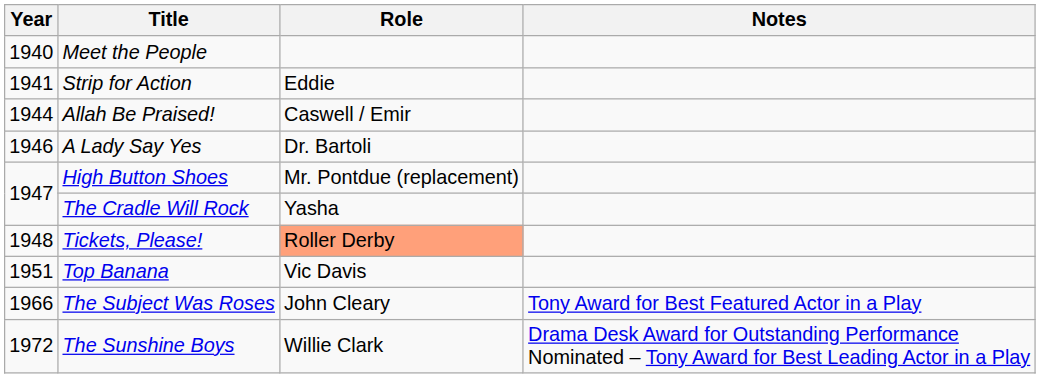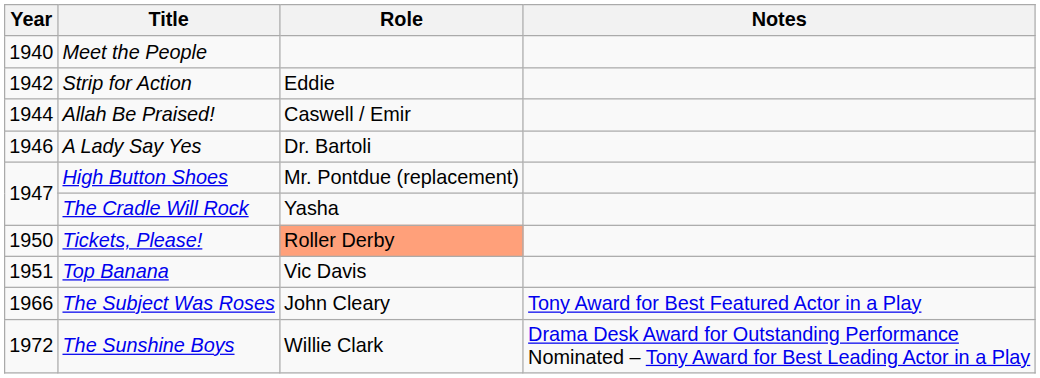(31, 83) 1941 -> (31, 83) 1942
(31, 240) 1948 -> (31, 240) 1950
